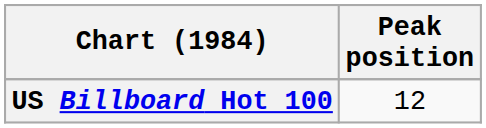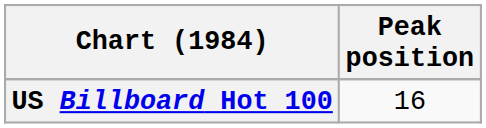(410, 101) 12 -> (410, 101) 16
